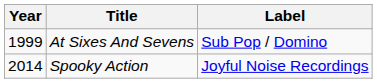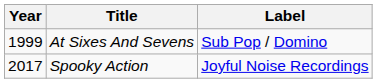(25, 66) 2014 -> (25, 66) 2017
